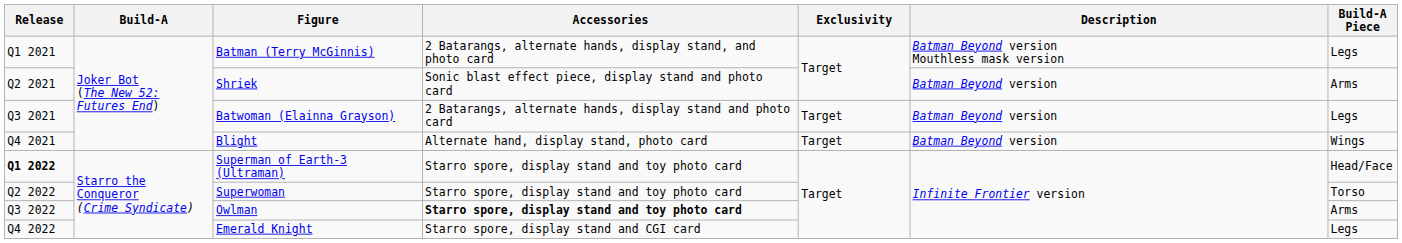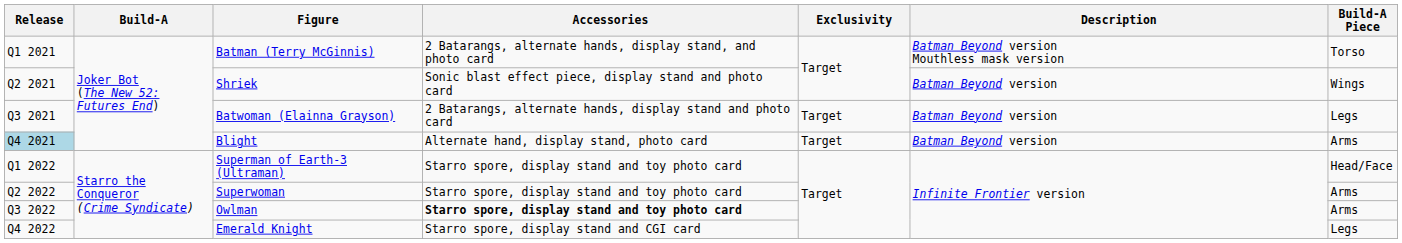(1344, 52) Legs -> (1348, 52) Torso
(1344, 84) Arms -> (1348, 84) Wings
(31, 141) no background -> (31, 141) lightblue background
(1348, 141) Wings -> (1344, 141) Arms
(31, 166) bold -> (31, 166) normal
(1348, 192) Torso -> (1344, 192) Arms
